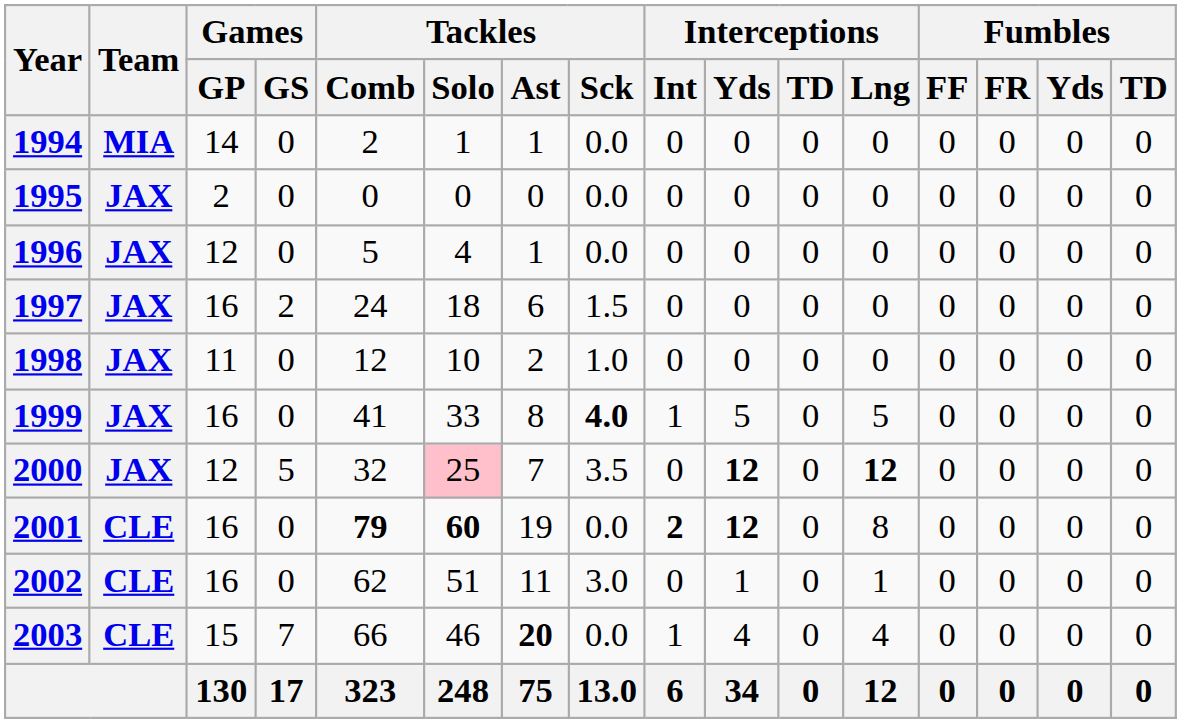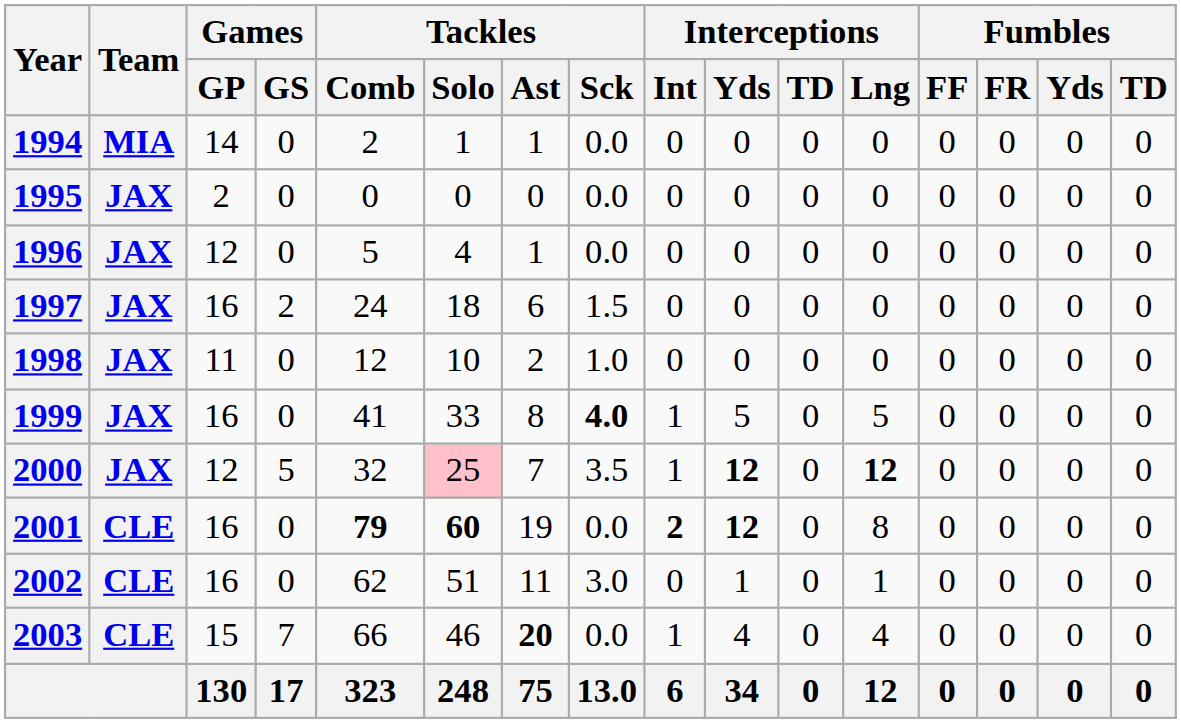(675, 470) 0 -> (675, 470) 1
